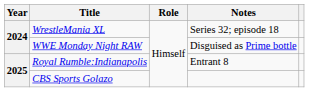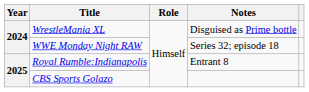(234, 29) Series 32; episode 18 -> (243, 29) Disguised as Prime bottle
(243, 45) Disguised as Prime bottle -> (234, 45) Series 32; episode 18
